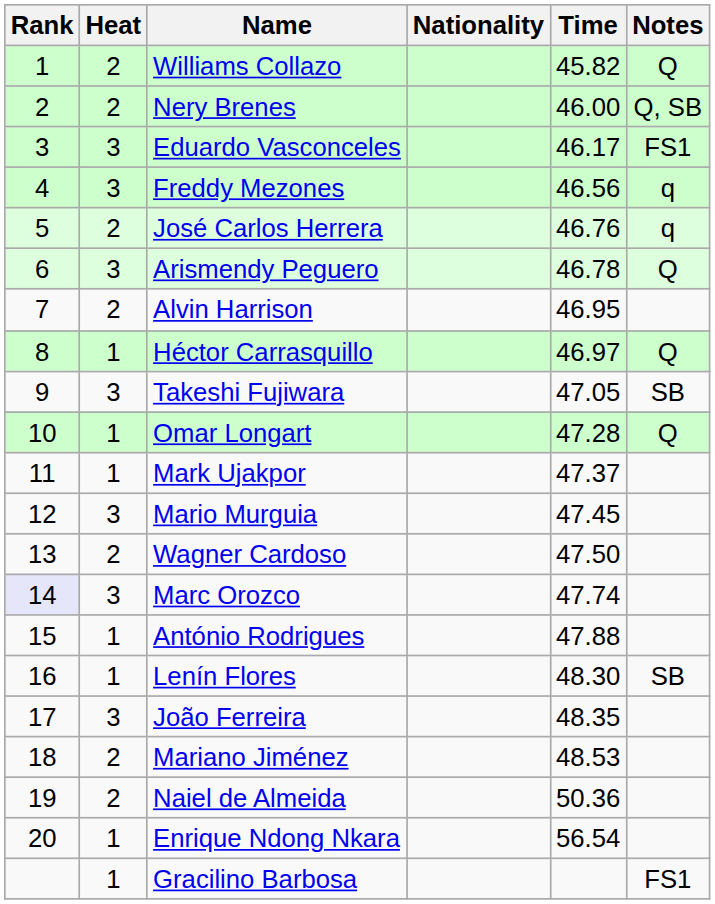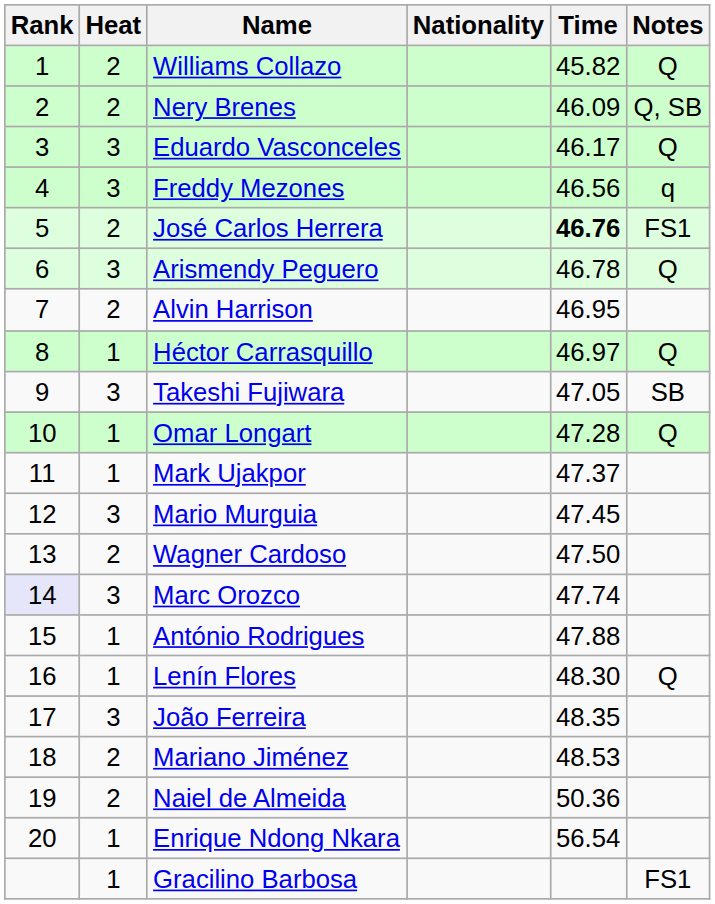(588, 107) 46.00 -> (588, 107) 46.09
(668, 147) FS1 -> (668, 147) Q
(588, 229) normal -> (588, 229) bold
(668, 229) q -> (668, 229) FS1
(668, 676) SB -> (668, 676) Q
